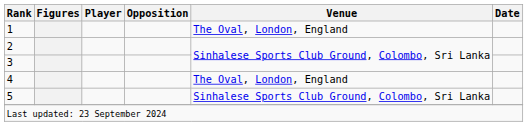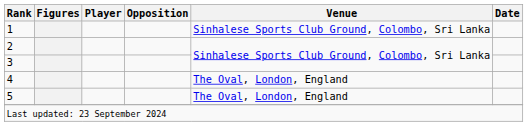(271, 30) The Oval, London, England -> (342, 30) Sinhalese Sports Club Ground, Colombo, Sri Lanka
(342, 96) Sinhalese Sports Club Ground, Colombo, Sri Lanka -> (271, 96) The Oval, London, England
